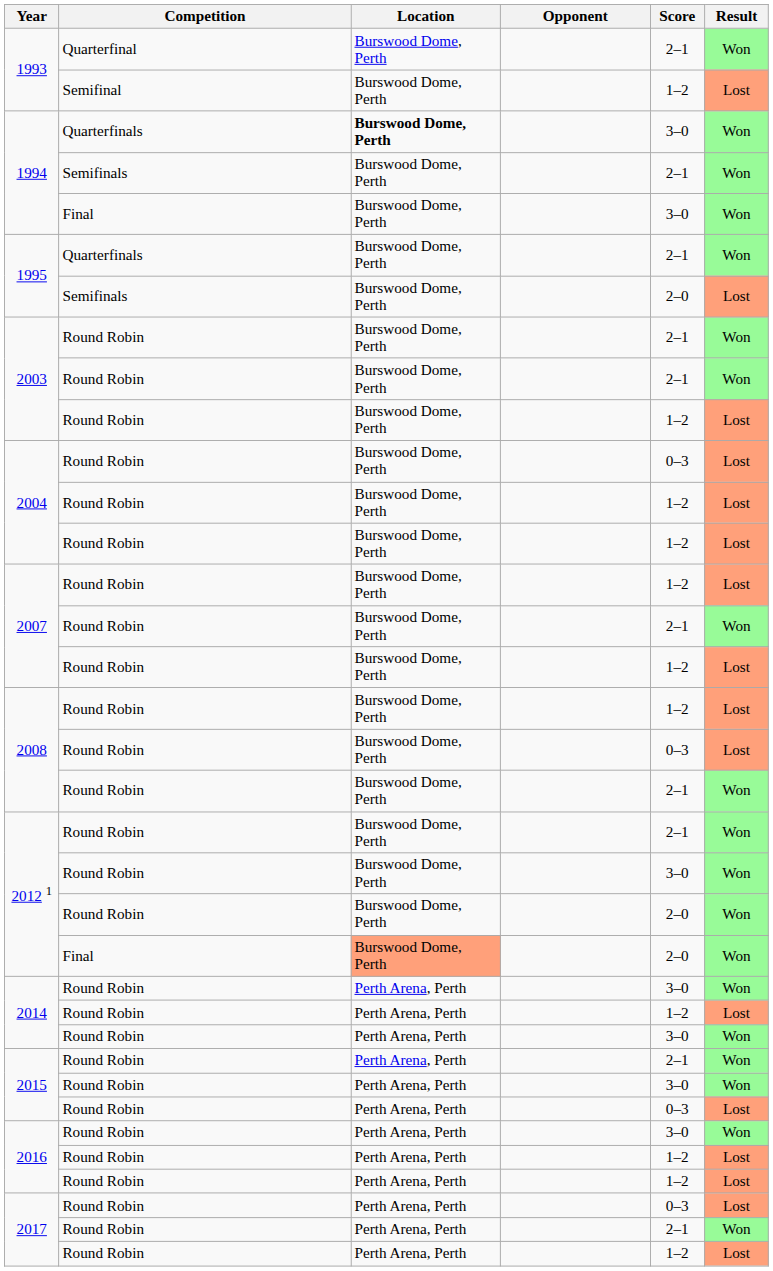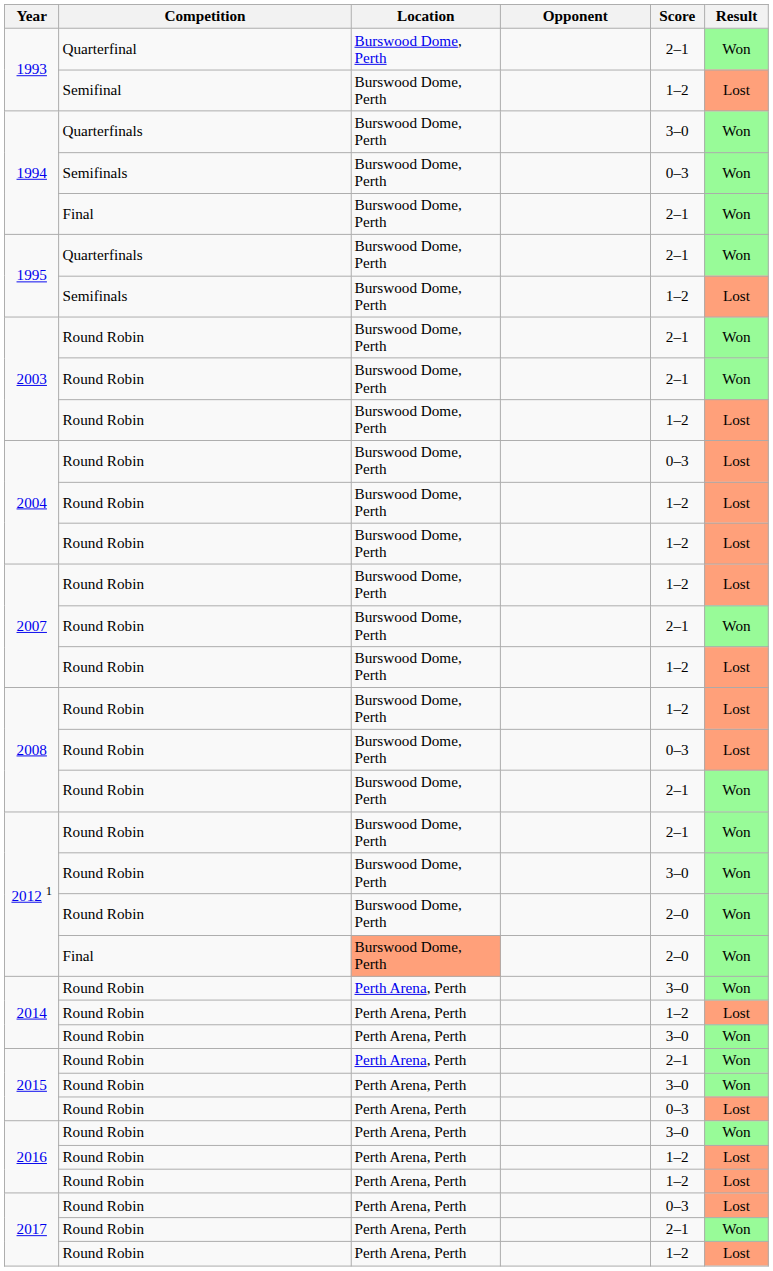(410, 131) bold -> (408, 131) normal
(677, 172) 2–1 -> (677, 172) 0–3
(677, 214) 3–0 -> (677, 214) 2–1
(677, 296) 2–0 -> (677, 296) 1–2
